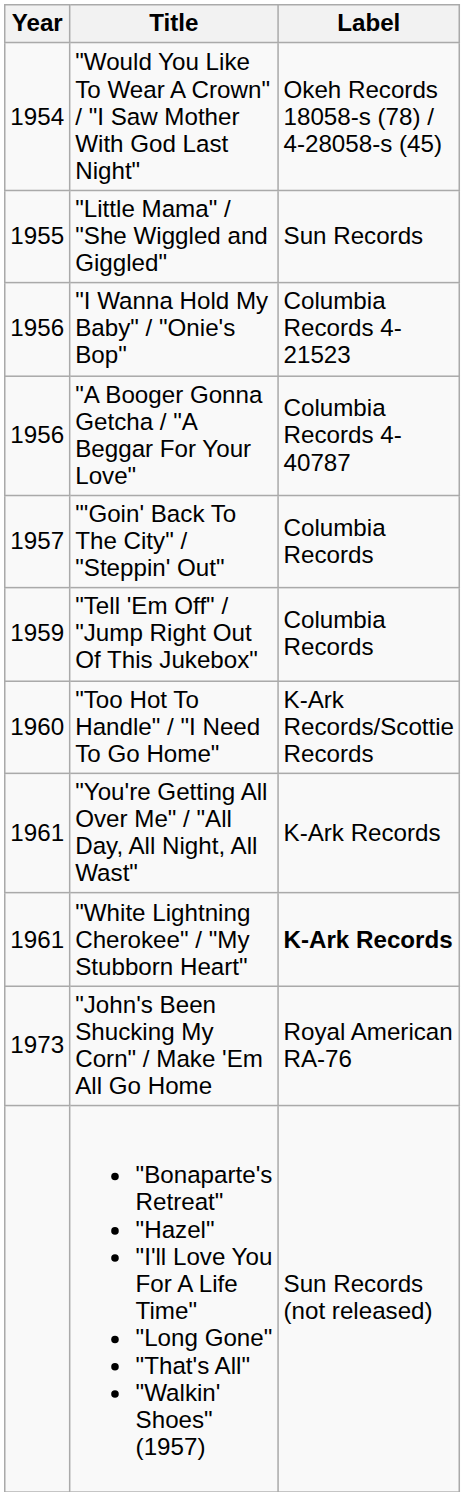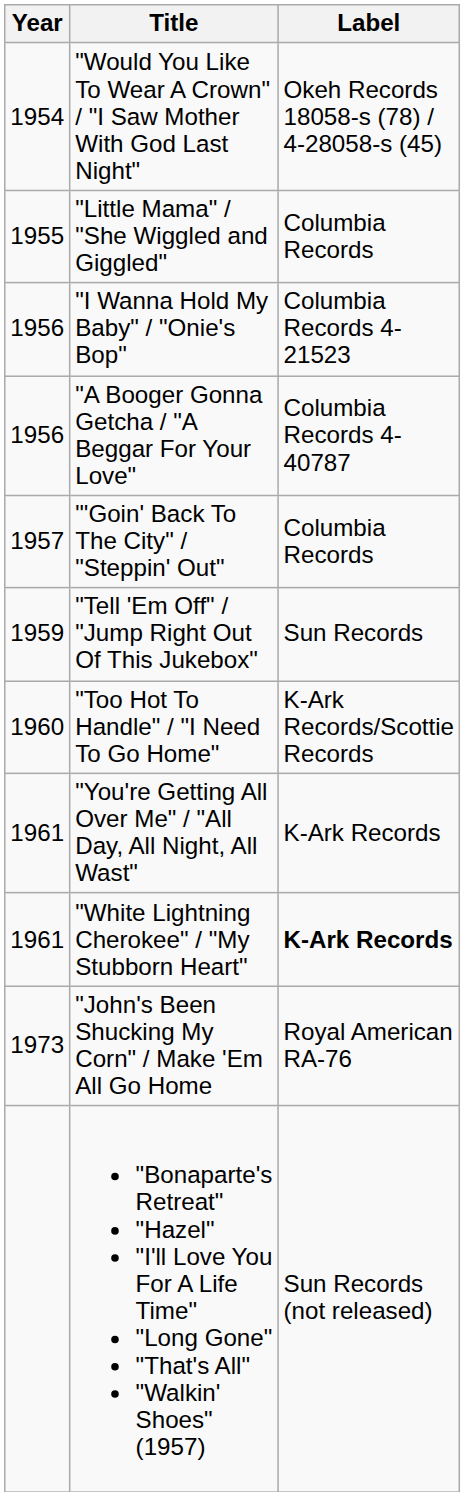(353, 236) Sun Records -> (335, 236) Columbia Records
(335, 634) Columbia Records -> (353, 634) Sun Records
